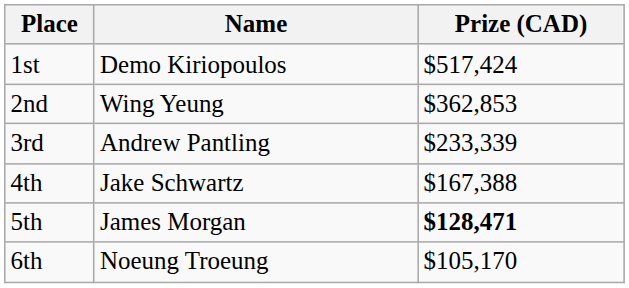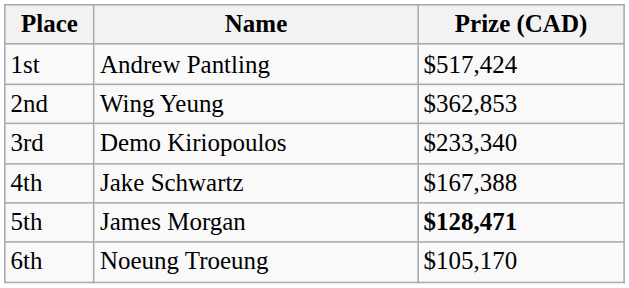(193, 63) Demo Kiriopoulos -> (185, 63) Andrew Pantling
(185, 143) Andrew Pantling -> (193, 143) Demo Kiriopoulos
(470, 143) $233,339 -> (470, 143) $233,340
